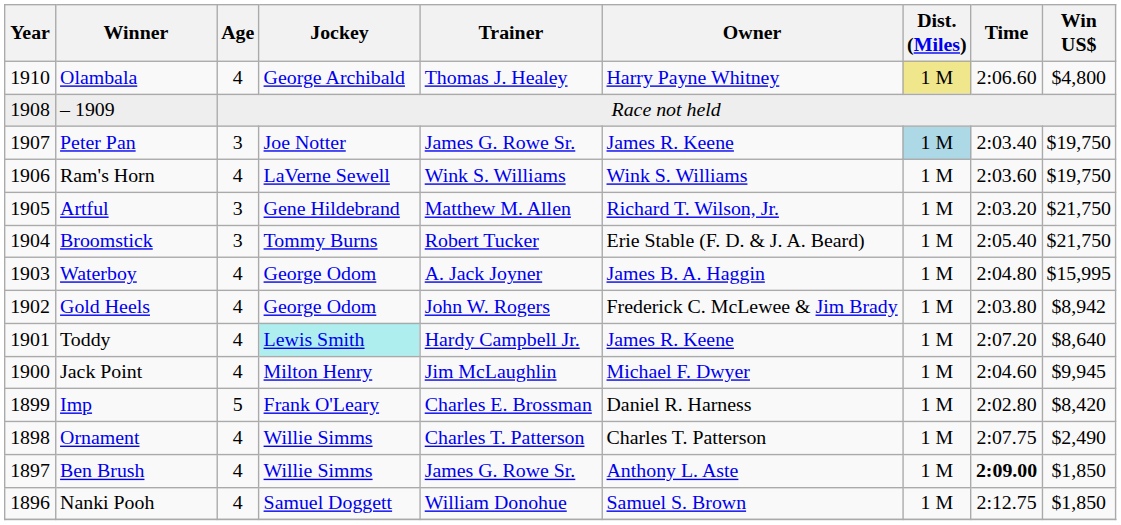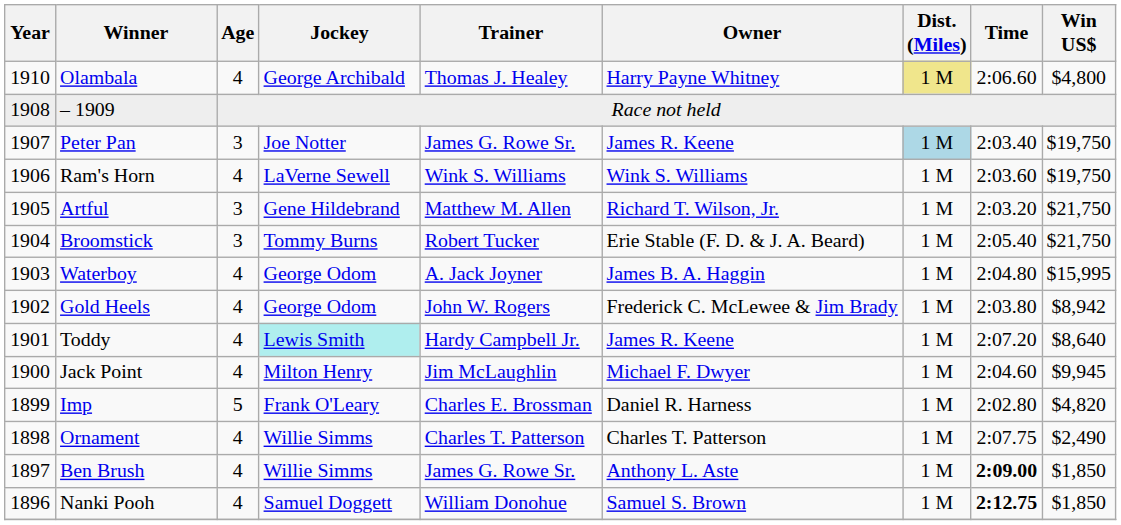(1079, 405) $8,420 -> (1079, 405) $4,820
(1007, 503) normal -> (1007, 503) bold
